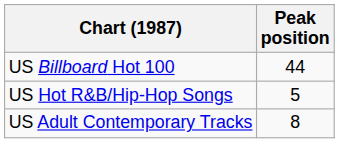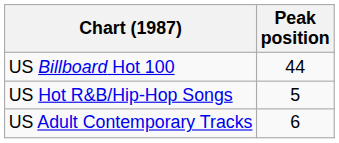(295, 123) 8 -> (295, 123) 6
